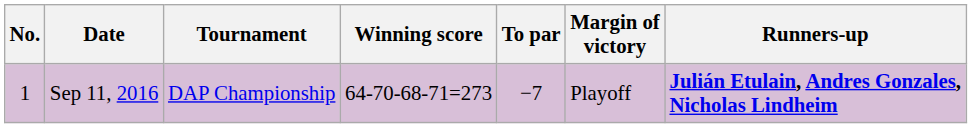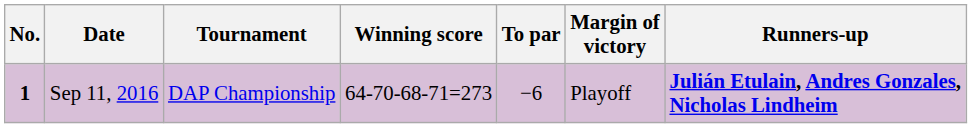(25, 93) normal -> (25, 93) bold
(531, 93) −7 -> (531, 93) −6
